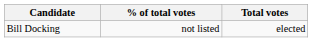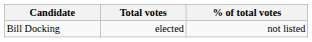columns swapped: (265, 12) <-> (161, 12)
